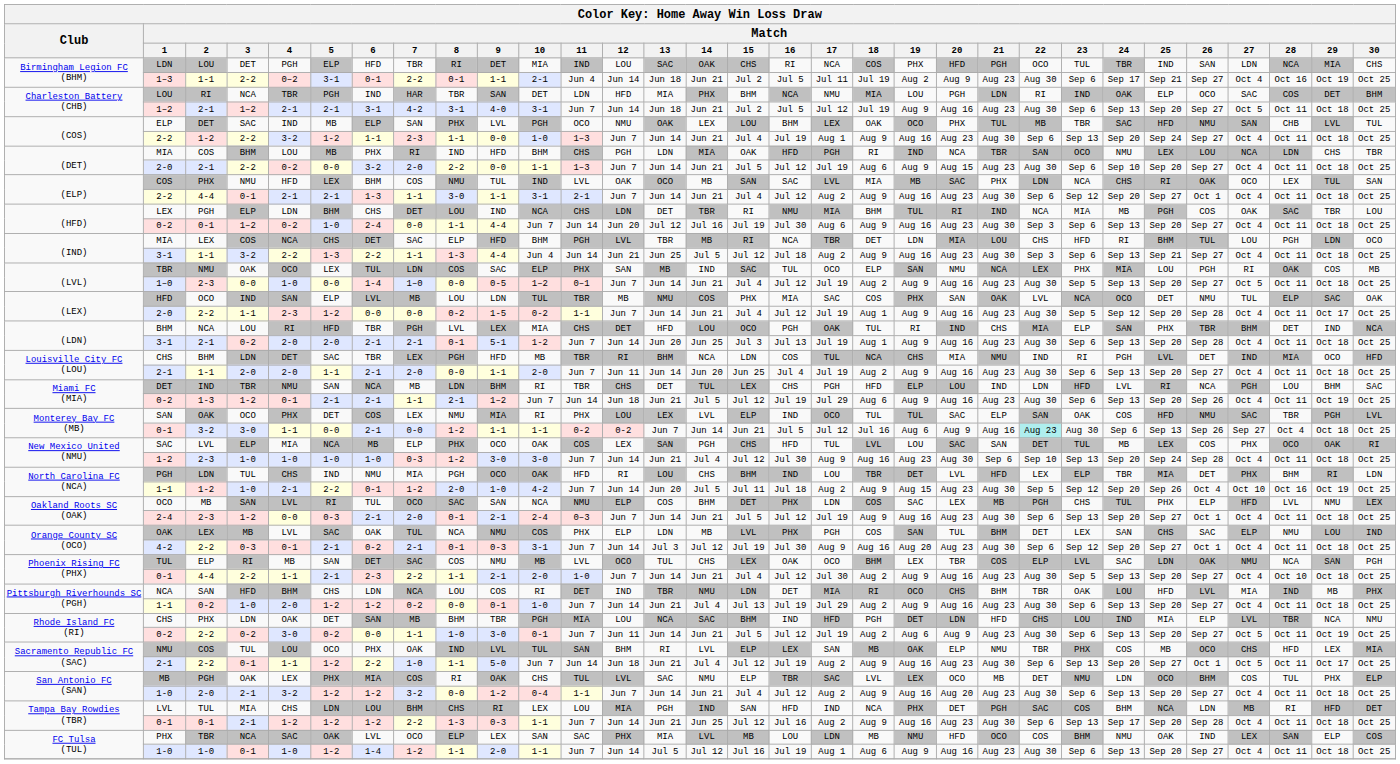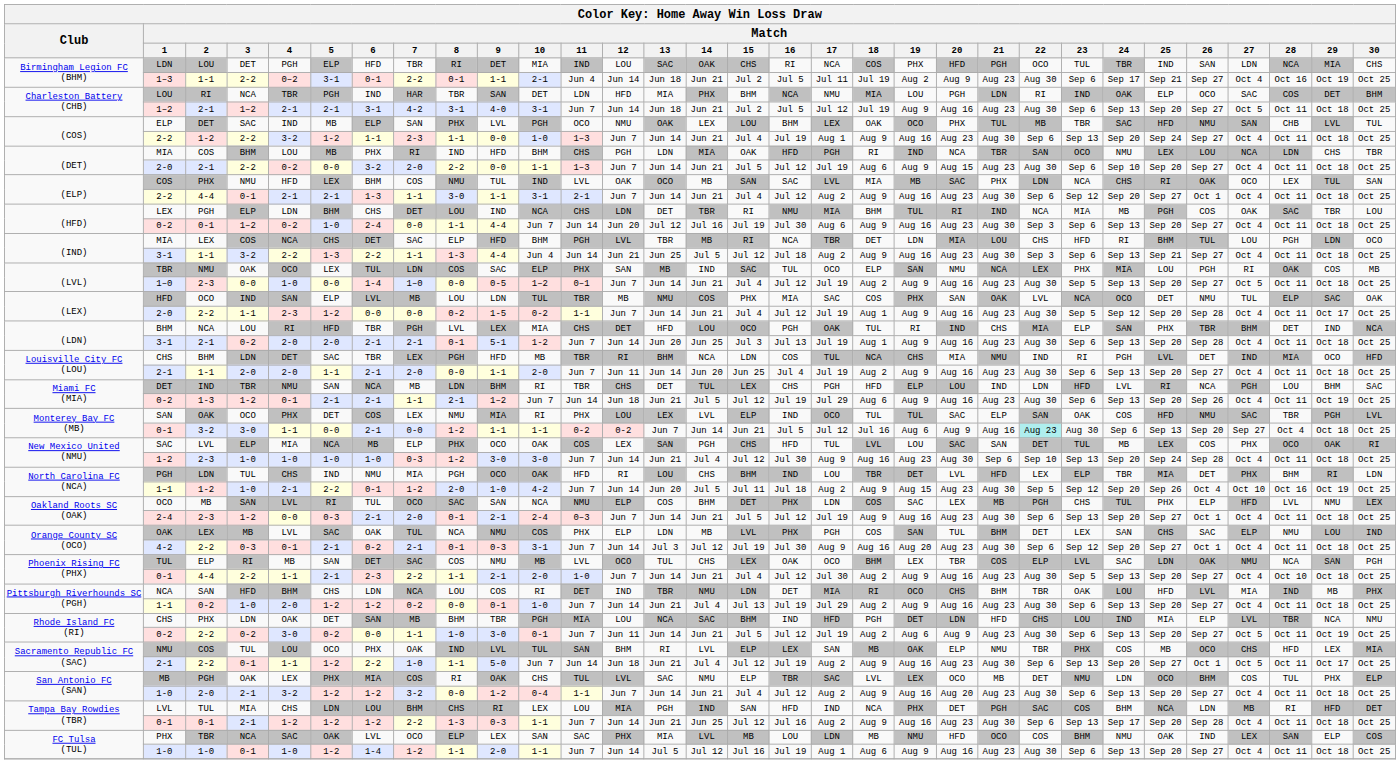(1207, 430) Sep 26 -> (1207, 430) Sep 20
